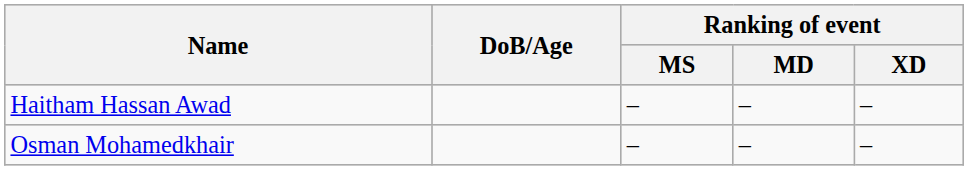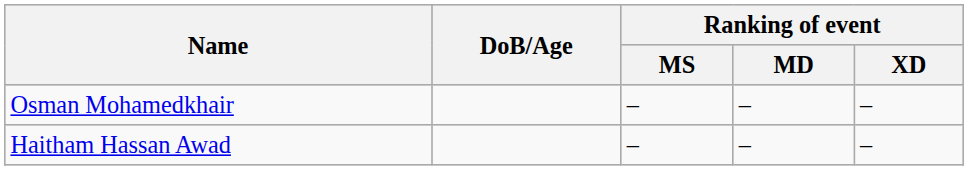rows swapped: (122, 145) <-> (121, 104)
